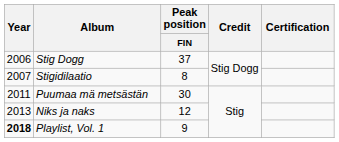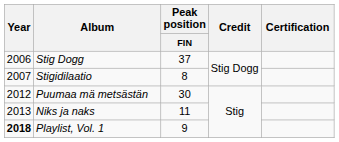(19, 94) 2011 -> (19, 94) 2012
(185, 111) 12 -> (185, 111) 11
